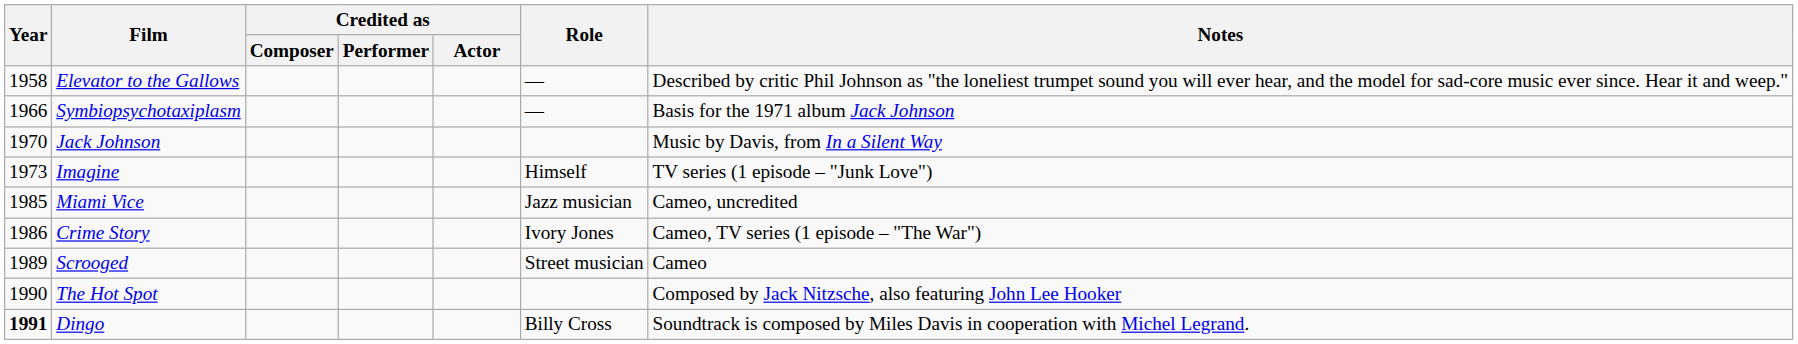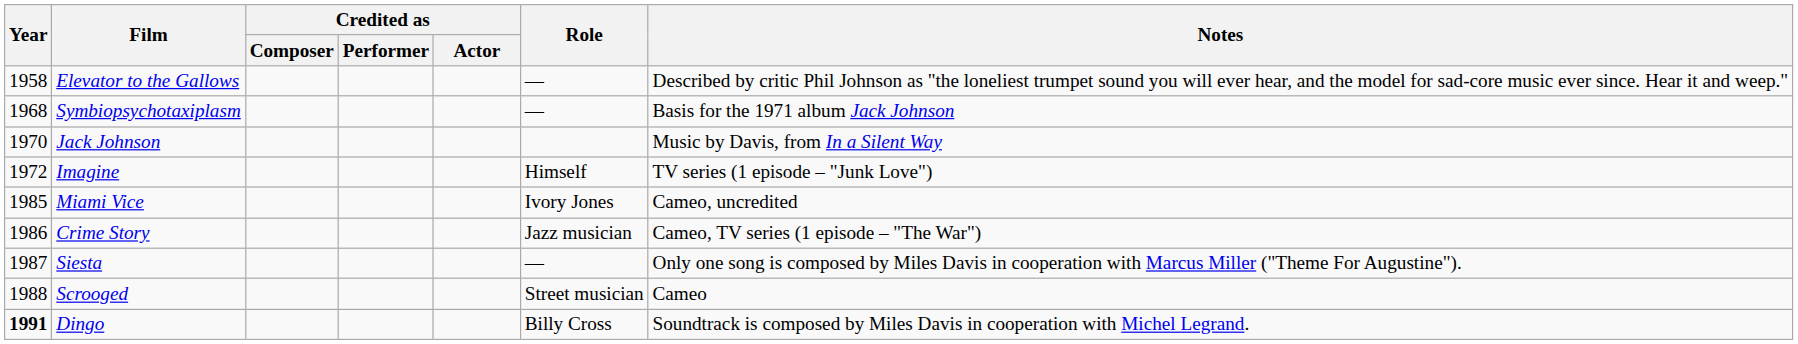(28, 111) 1966 -> (28, 111) 1968
(28, 171) 1973 -> (28, 171) 1972
(578, 202) Jazz musician -> (569, 202) Ivory Jones
(569, 232) Ivory Jones -> (578, 232) Jazz musician
+ row: (79, 263)
(28, 263) 1989 -> (28, 293) 1988
- row: (107, 293)
